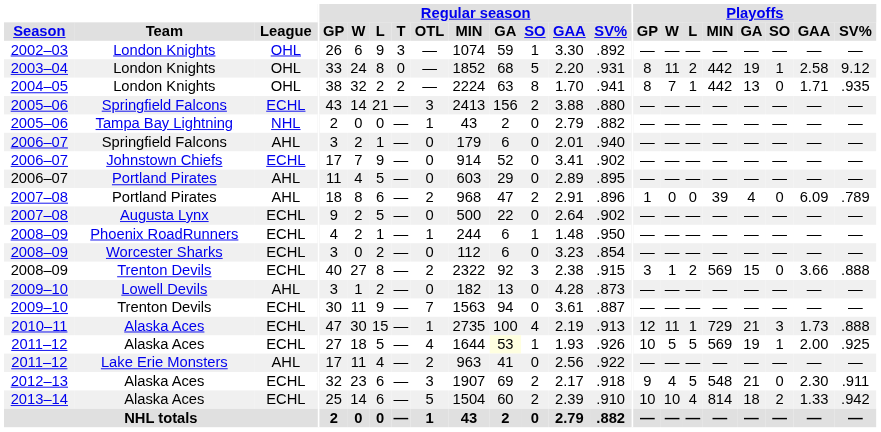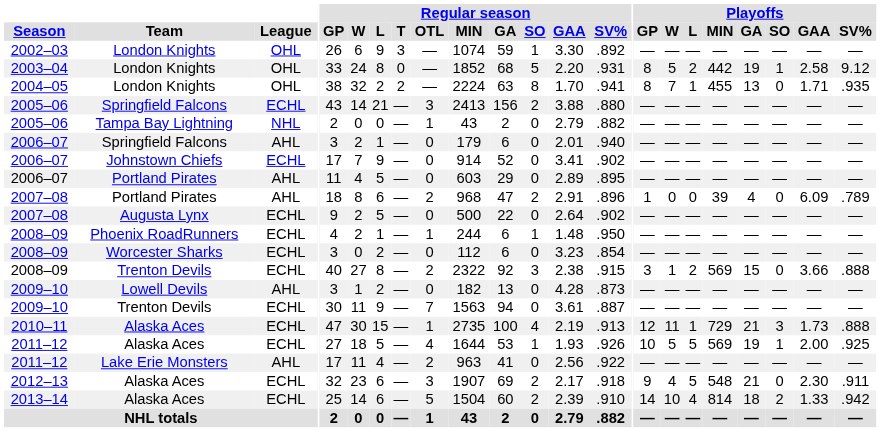(672, 68) 11 -> (672, 68) 5
(720, 86) 442 -> (720, 86) 455
(505, 344) lightyellow background -> (505, 344) no background
(647, 399) 10 -> (647, 399) 14
